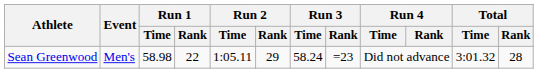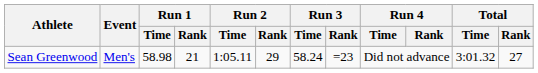(192, 57) 22 -> (192, 57) 21
(516, 57) 28 -> (516, 57) 27
